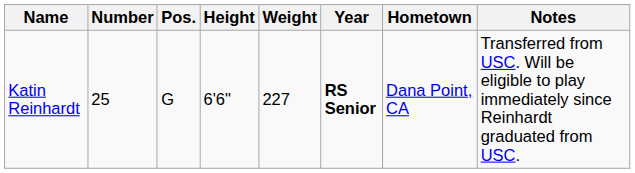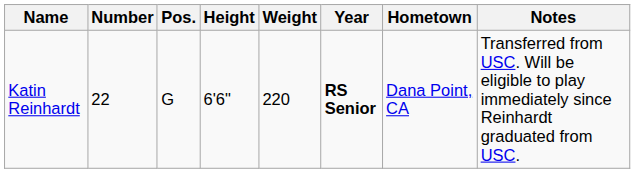(100, 99) 25 -> (100, 99) 22
(276, 99) 227 -> (276, 99) 220
